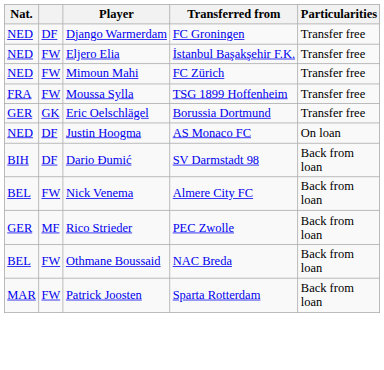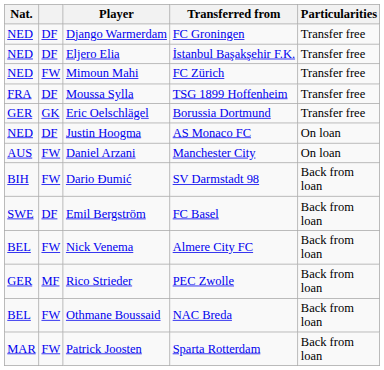(51, 53) FW -> (49, 53) DF
(51, 93) FW -> (49, 93) DF
+ row: (101, 152)
(49, 159) DF -> (51, 179) FW
+ row: (106, 213)
